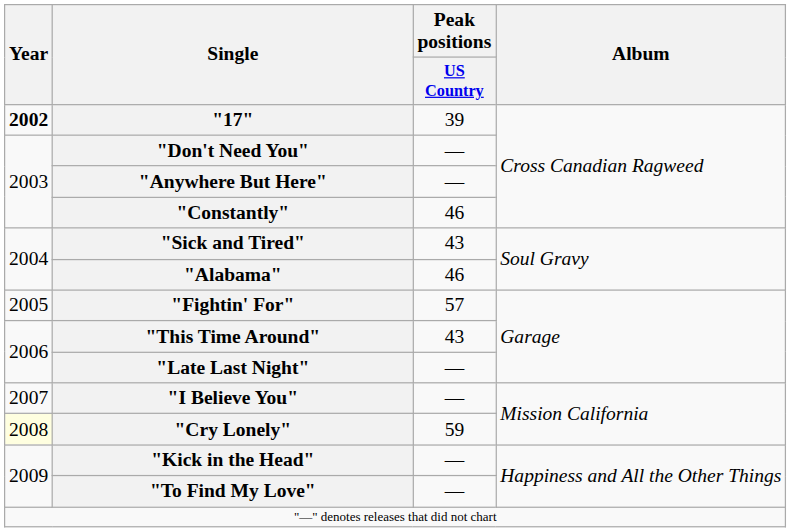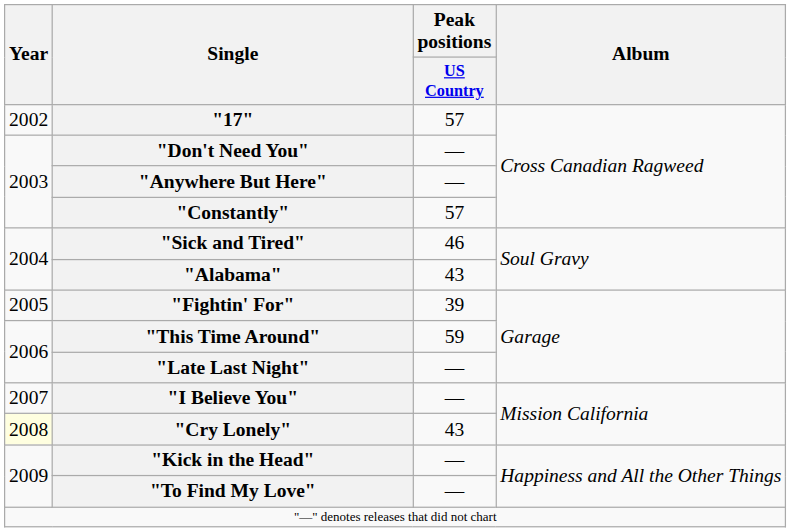(29, 119) bold -> (29, 119) normal
(454, 119) 39 -> (454, 119) 57
(454, 212) 46 -> (454, 212) 57
(454, 243) 43 -> (454, 243) 46
(454, 274) 46 -> (454, 274) 43
(454, 305) 57 -> (454, 305) 39
(454, 336) 43 -> (454, 336) 59
(454, 429) 59 -> (454, 429) 43
